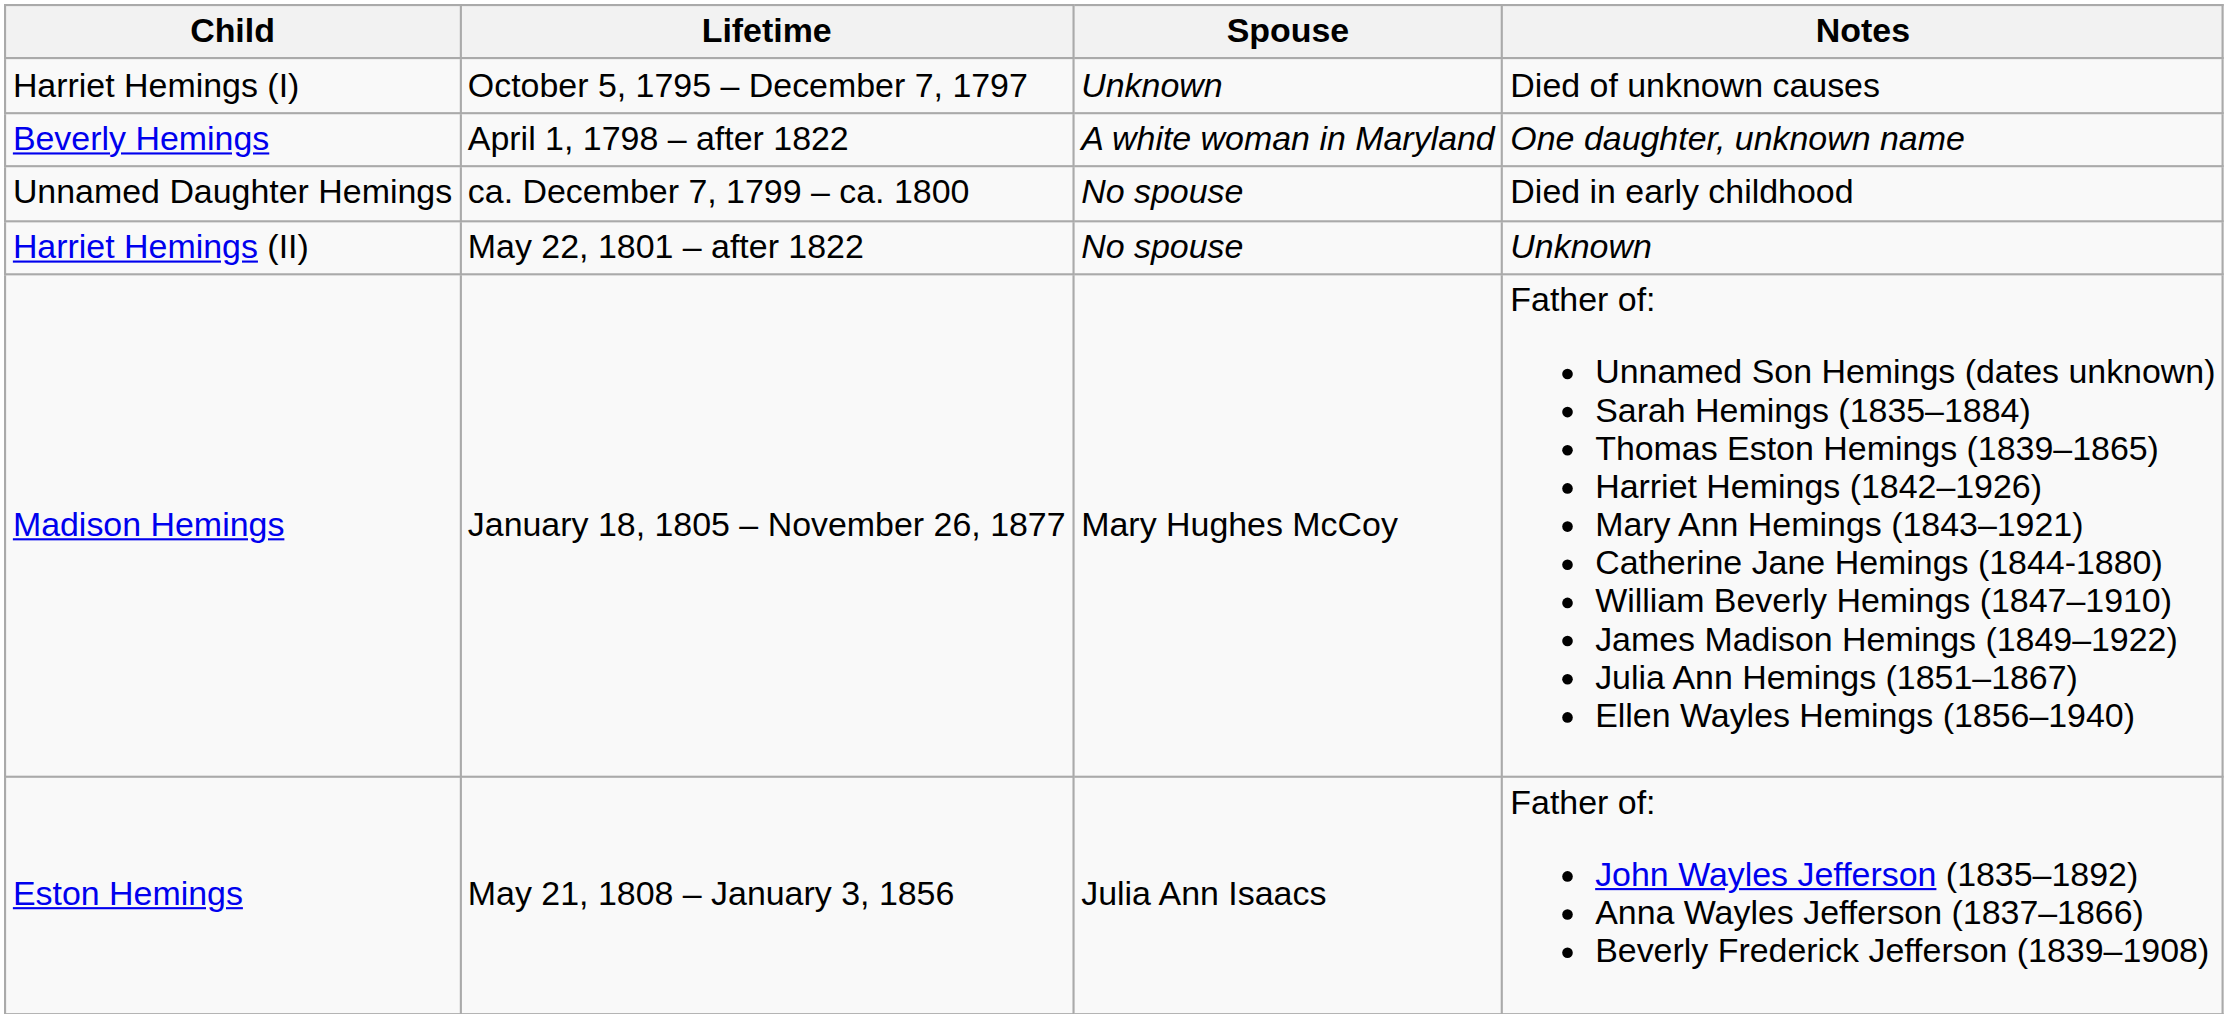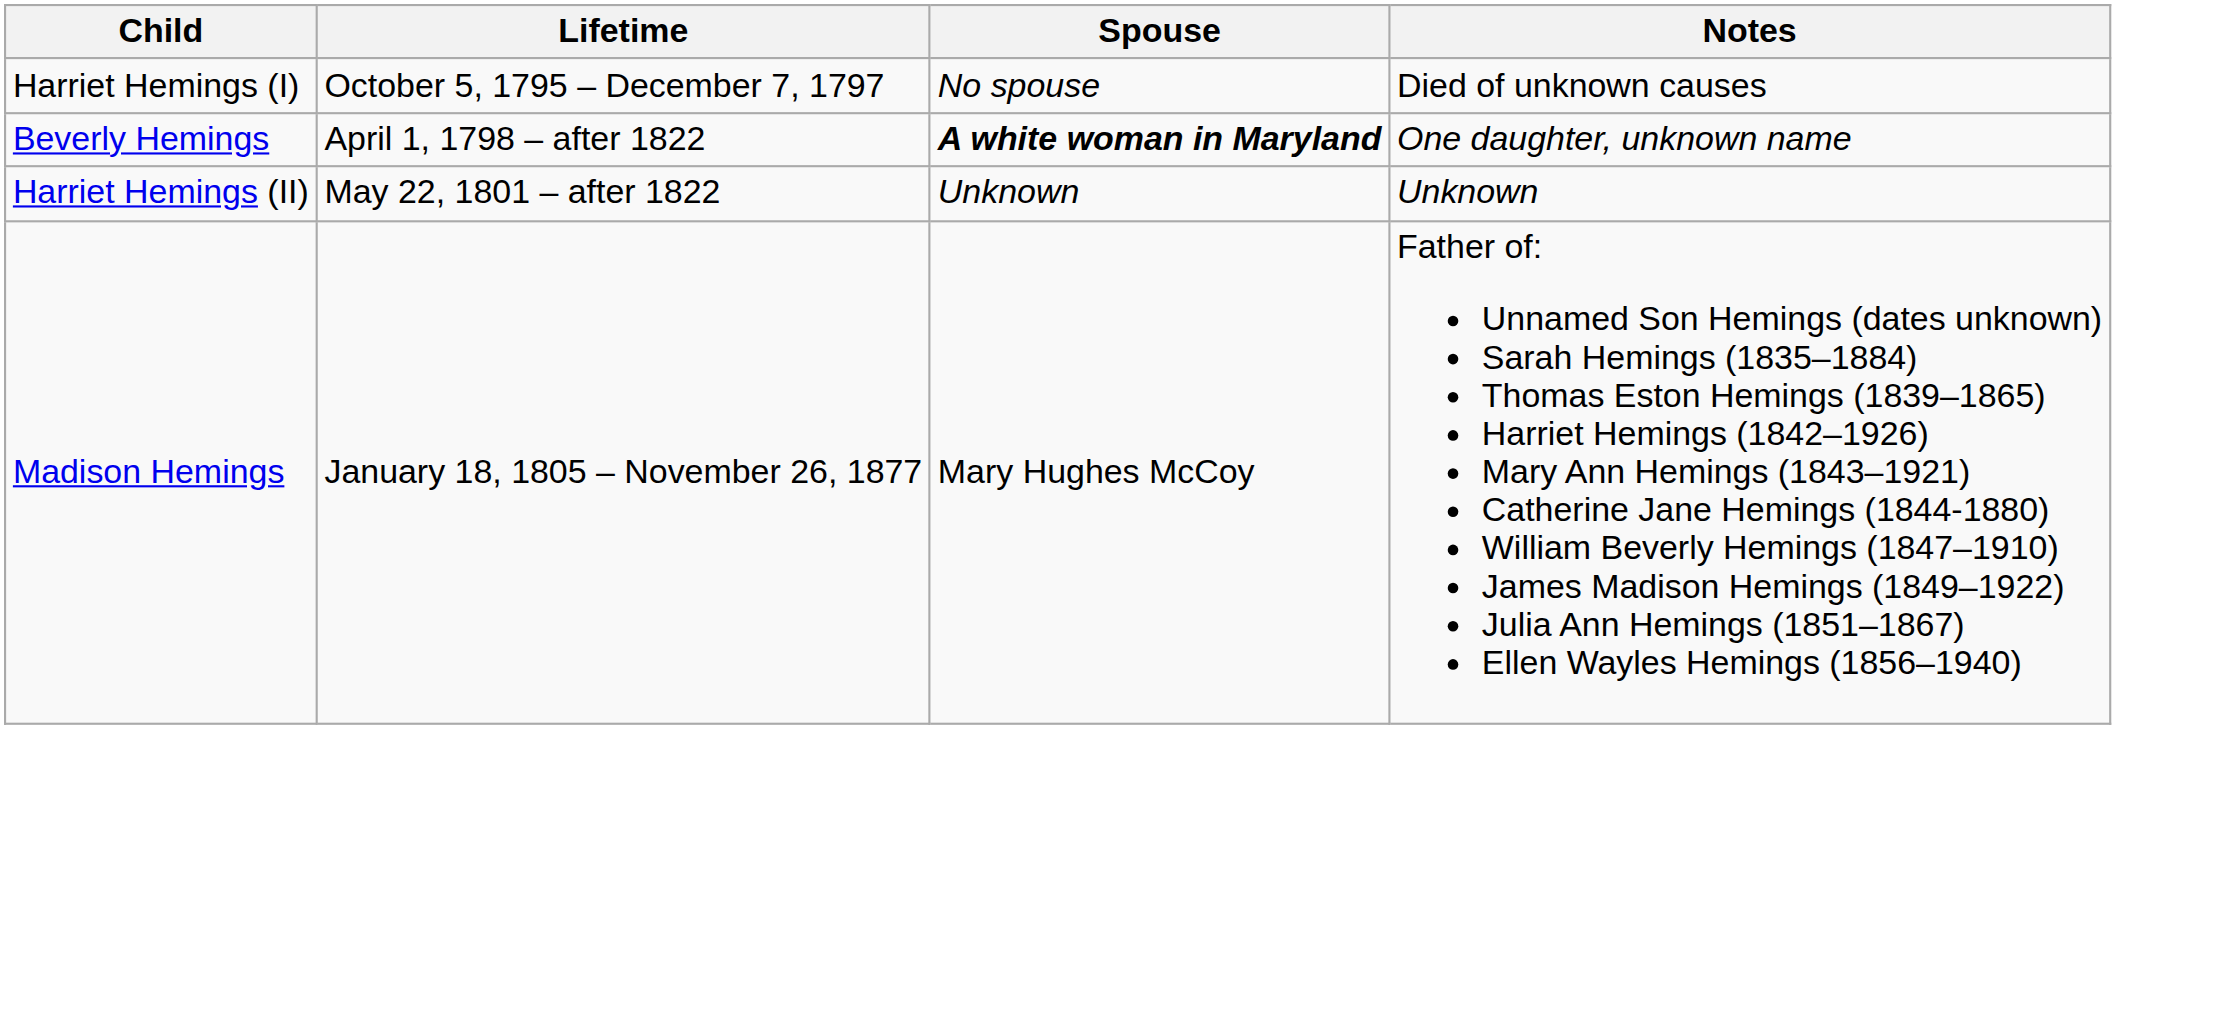(1152, 85) Unknown -> (1019, 85) No spouse
(1288, 138) normal -> (1160, 138) bold
- row: (233, 192)
(1162, 246) No spouse -> (1009, 192) Unknown
- row: (128, 894)
